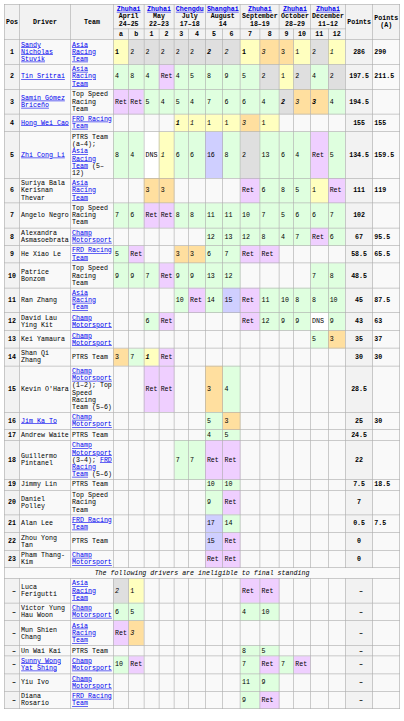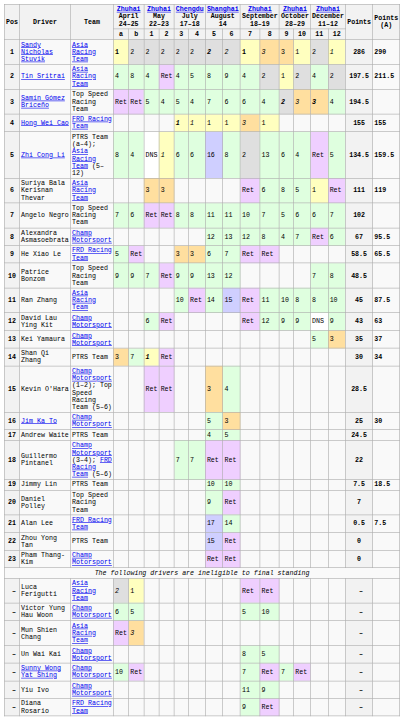(244, 77) 5 -> (244, 77) 4
(378, 357) 30 -> (378, 357) 34
(244, 612) 4 -> (244, 612) 5
(90, 651) PTRS Team -> (92, 654) Champ Motorsport
